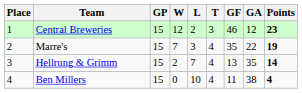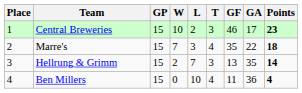(178, 29) 12 -> (178, 29) 10
(251, 29) 12 -> (251, 29) 17
(272, 46) 19 -> (272, 46) 18
(211, 63) 4 -> (211, 63) 3
(251, 79) 38 -> (251, 79) 36
